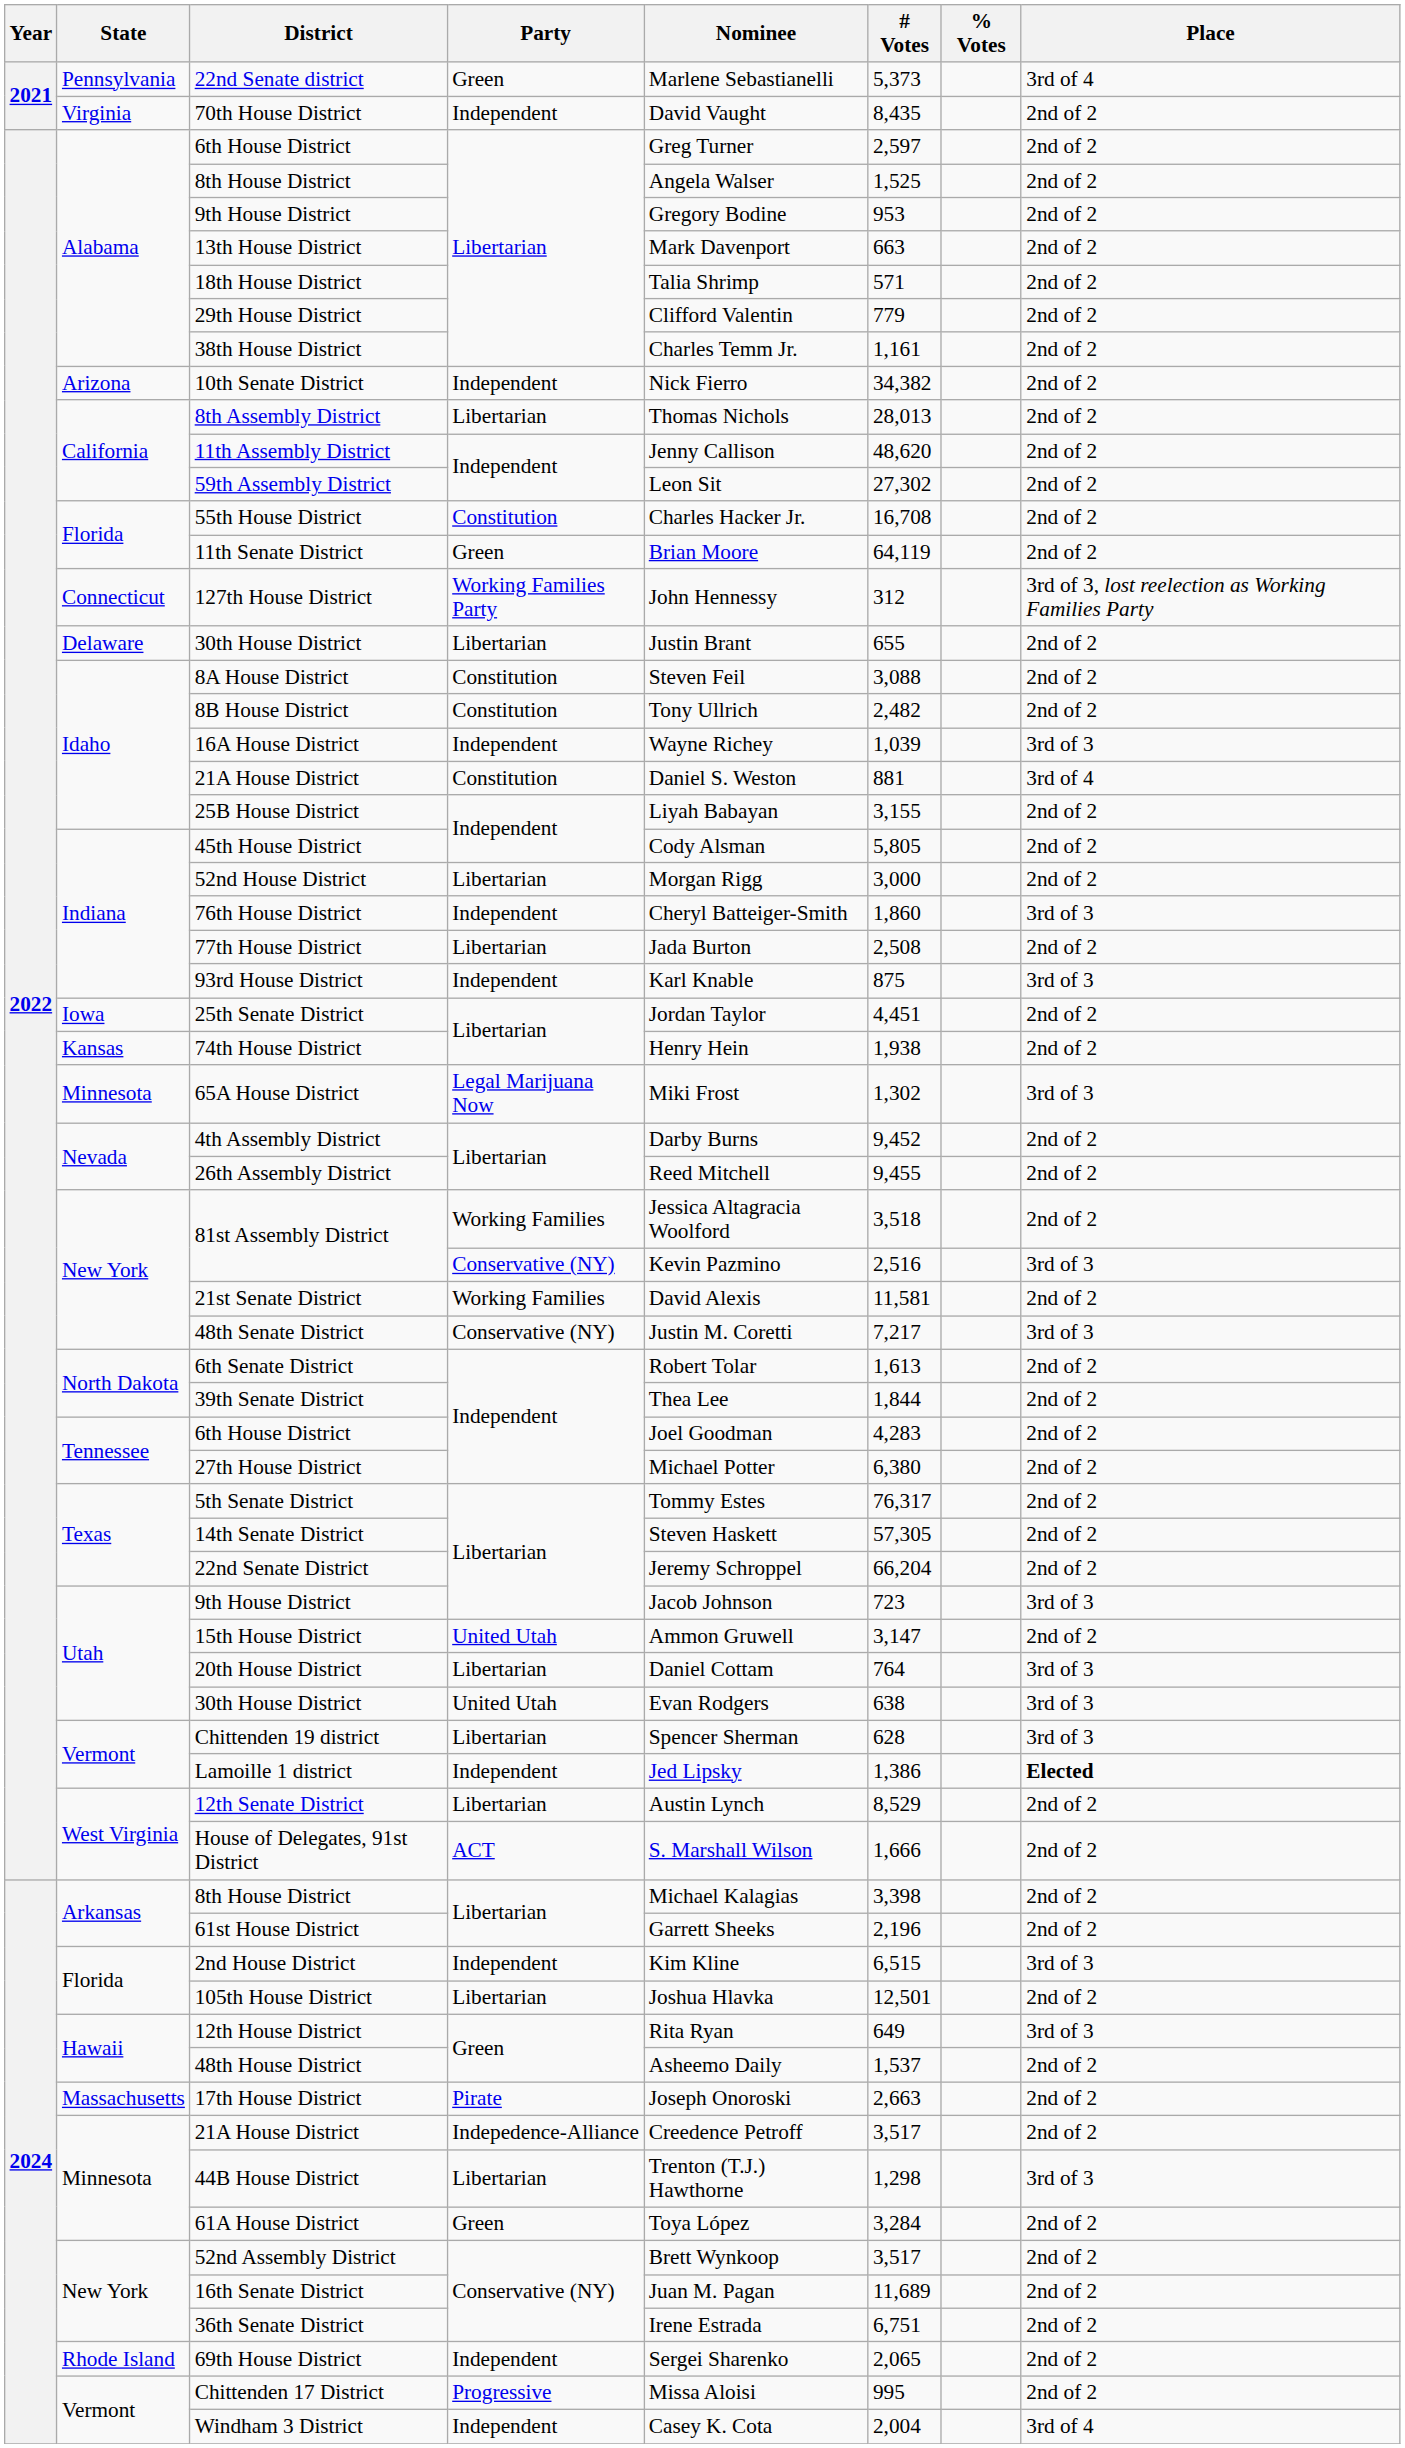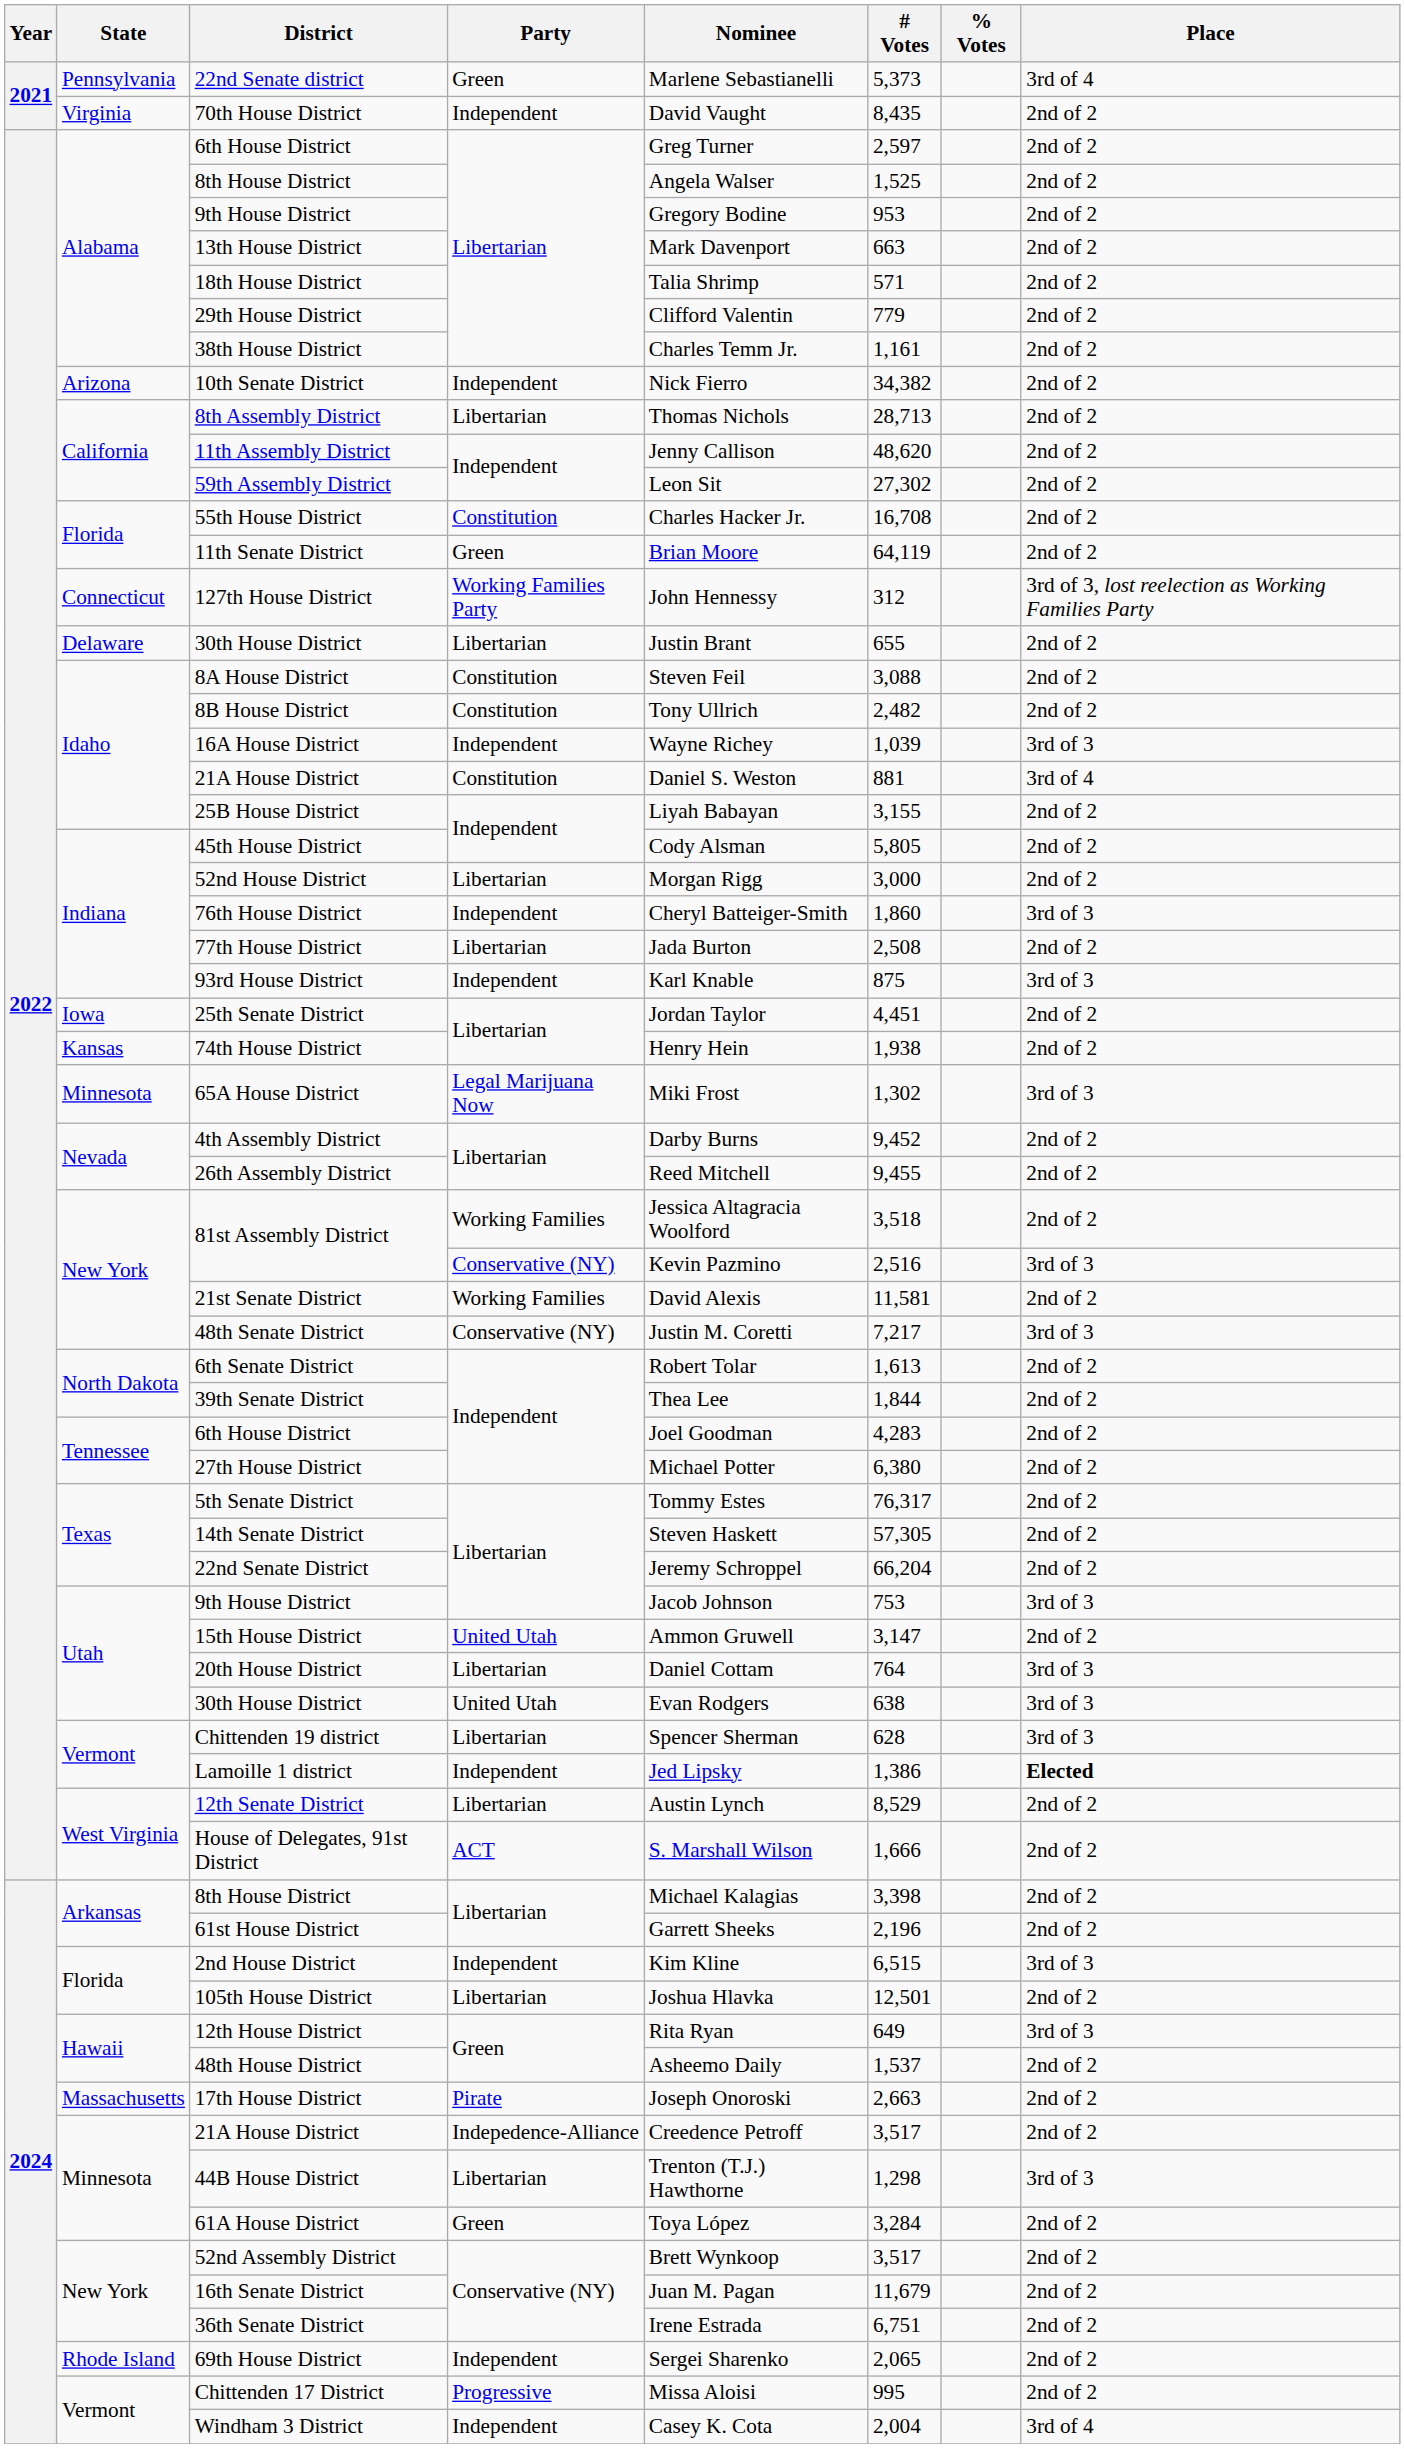(902, 416) 28,013 -> (902, 416) 28,713
(889, 1602) 723 -> (889, 1602) 753
(902, 2291) 11,689 -> (902, 2291) 11,679
